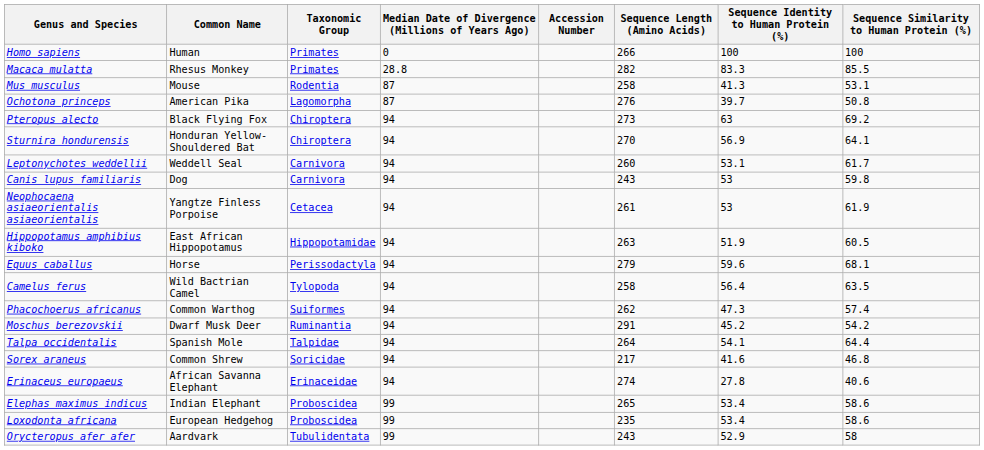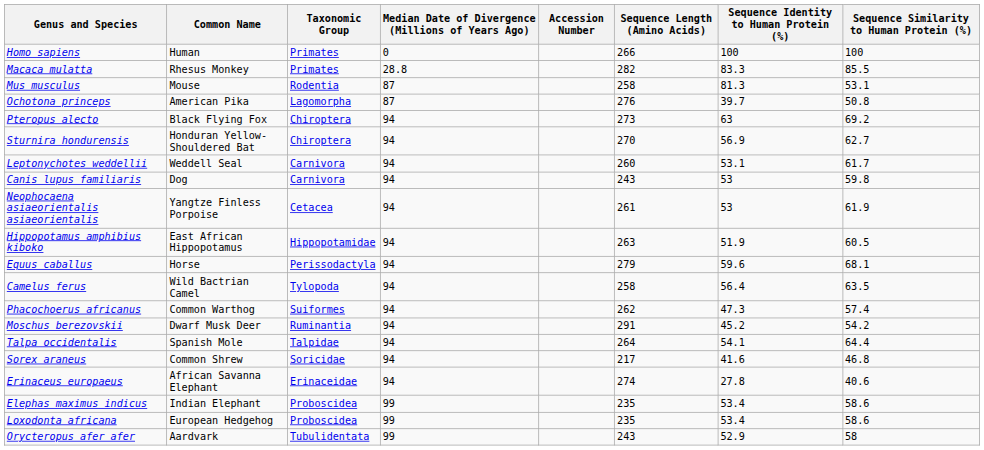(733, 86) 41.3 -> (733, 86) 81.3
(857, 141) 64.1 -> (857, 141) 62.7
(626, 404) 265 -> (626, 404) 235
